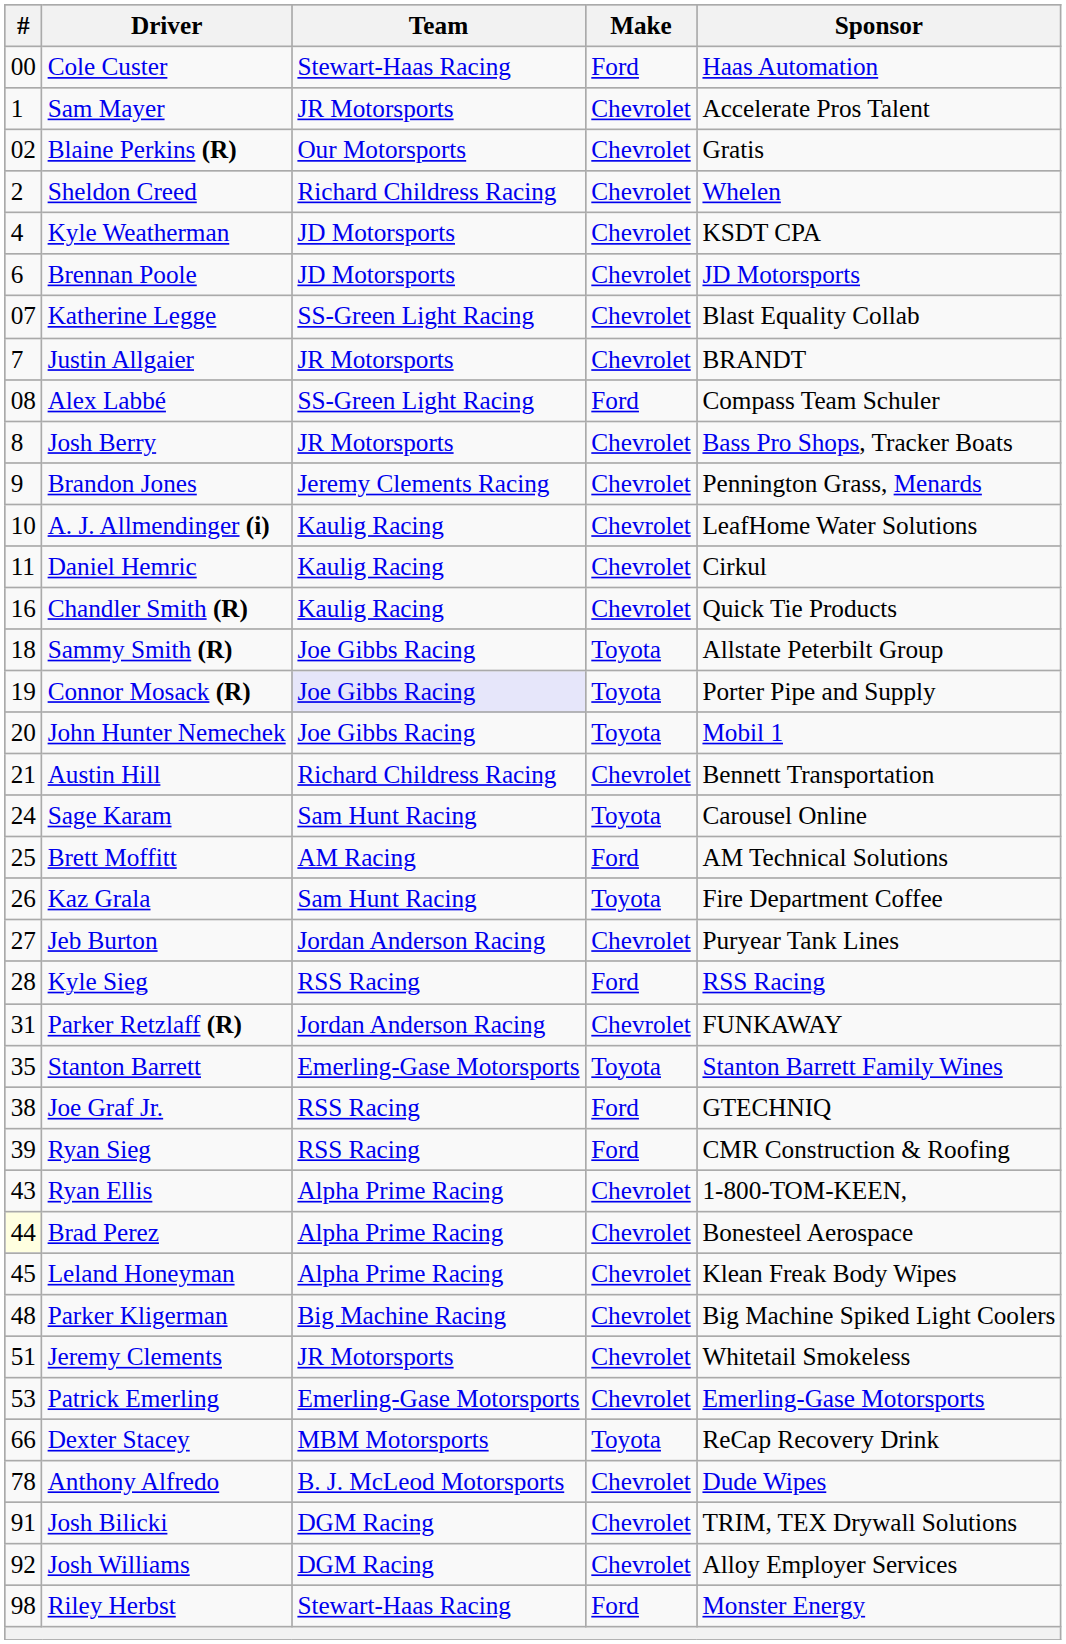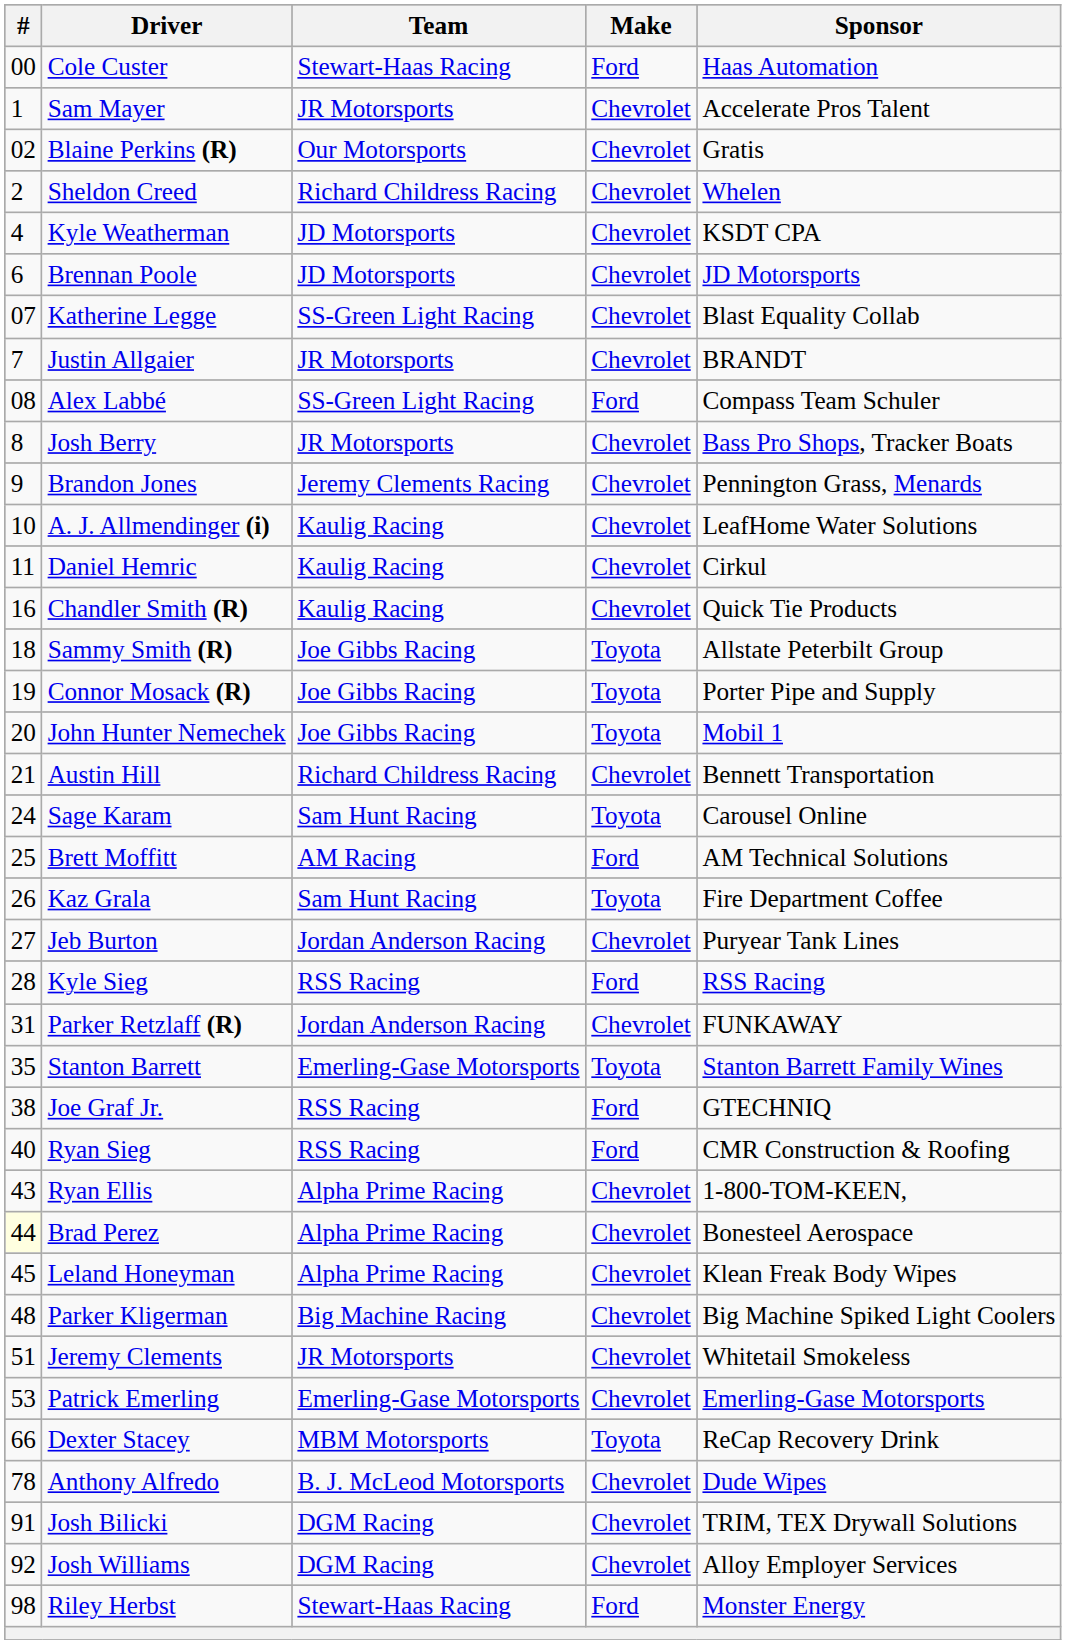(386, 691) lavender background -> (386, 691) no background
(23, 1148) 39 -> (23, 1148) 40
